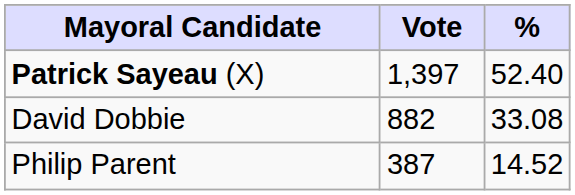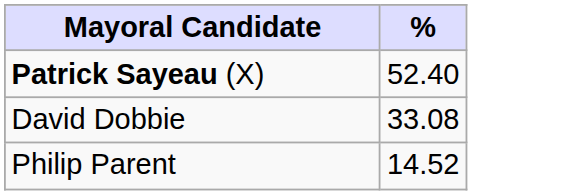- column: (432, 27)
